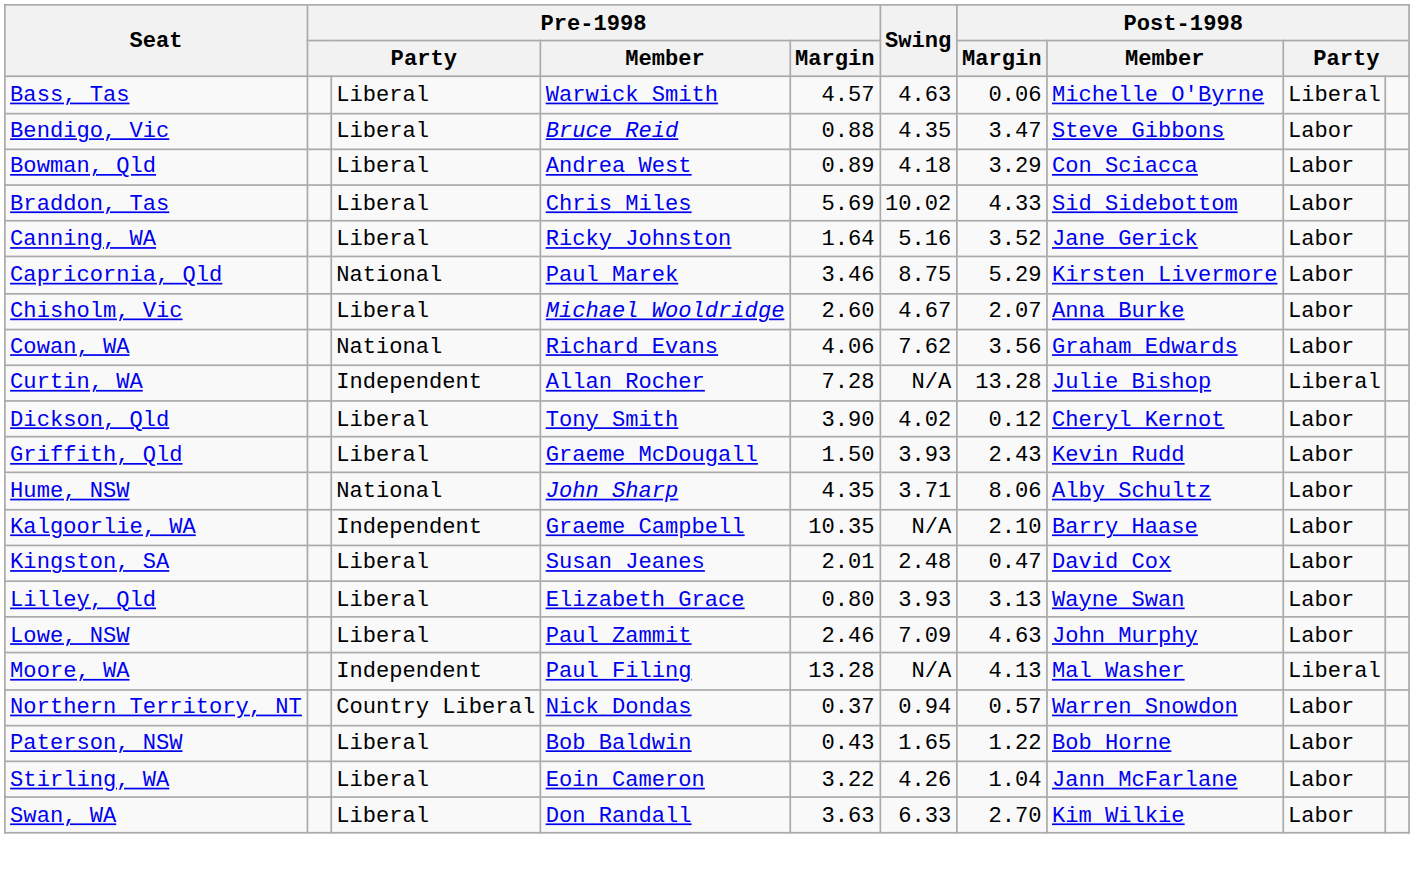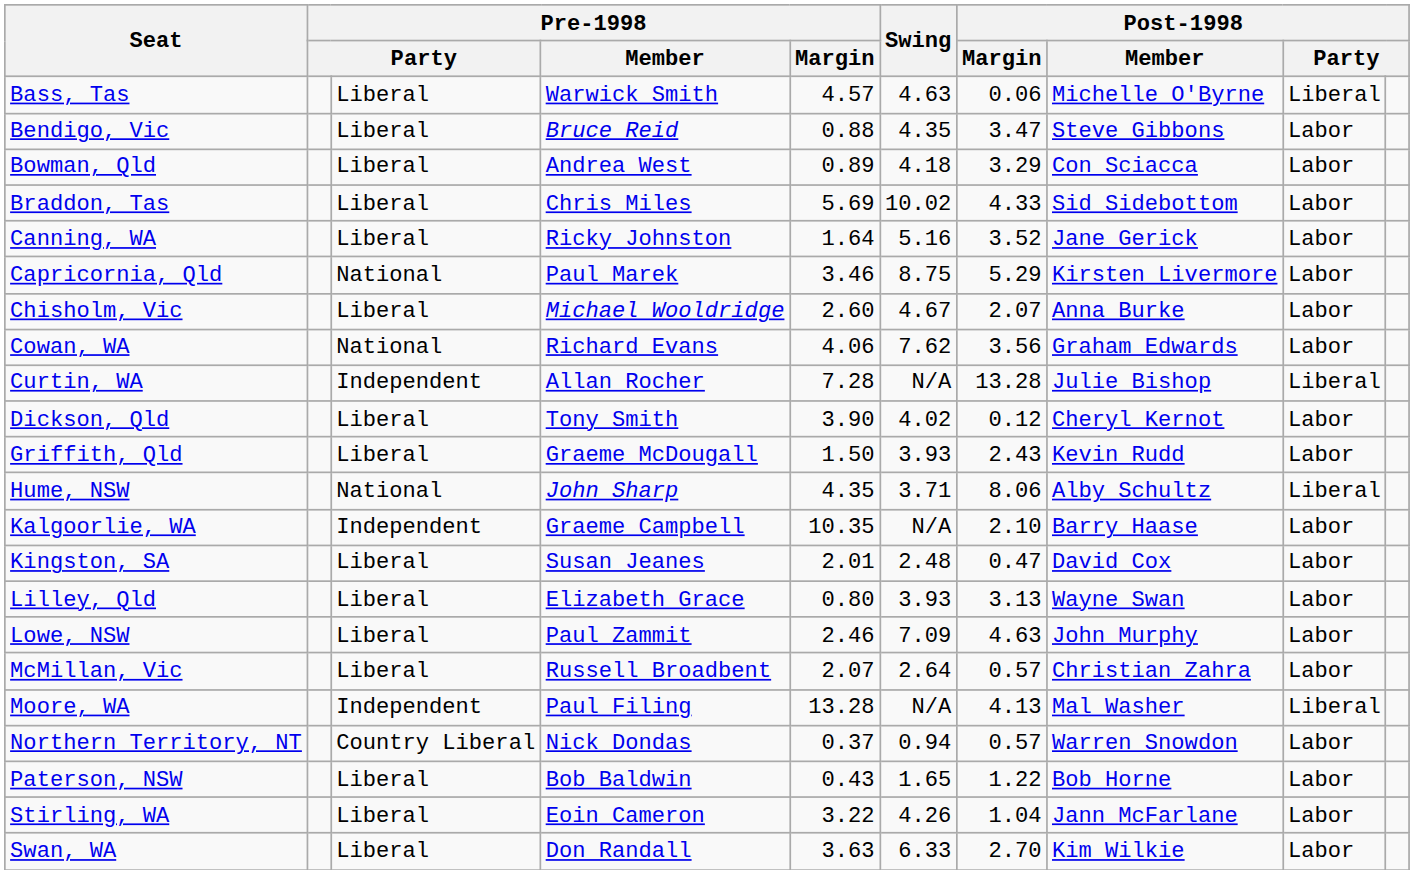(1321, 491) Labor -> (1334, 491) Liberal
+ row: (96, 671)
